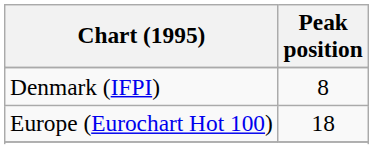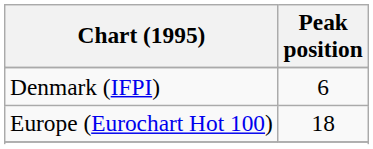(323, 86) 8 -> (323, 86) 6
